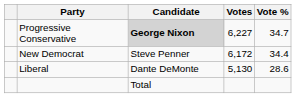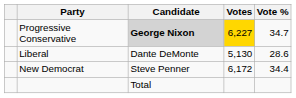(240, 33) no background -> (240, 33) gold background
rows swapped: (51, 54) <-> (34, 69)
